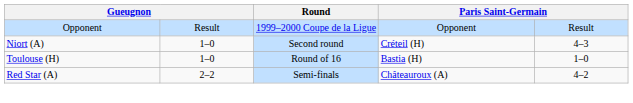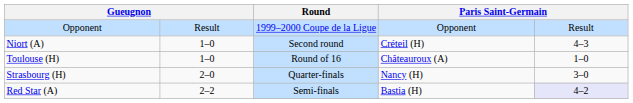(401, 59) Bastia (H) -> (414, 59) Châteauroux (A)
+ row: (36, 75)
(414, 75) Châteauroux (A) -> (401, 91) Bastia (H)
(581, 75) no background -> (581, 91) lavender background
